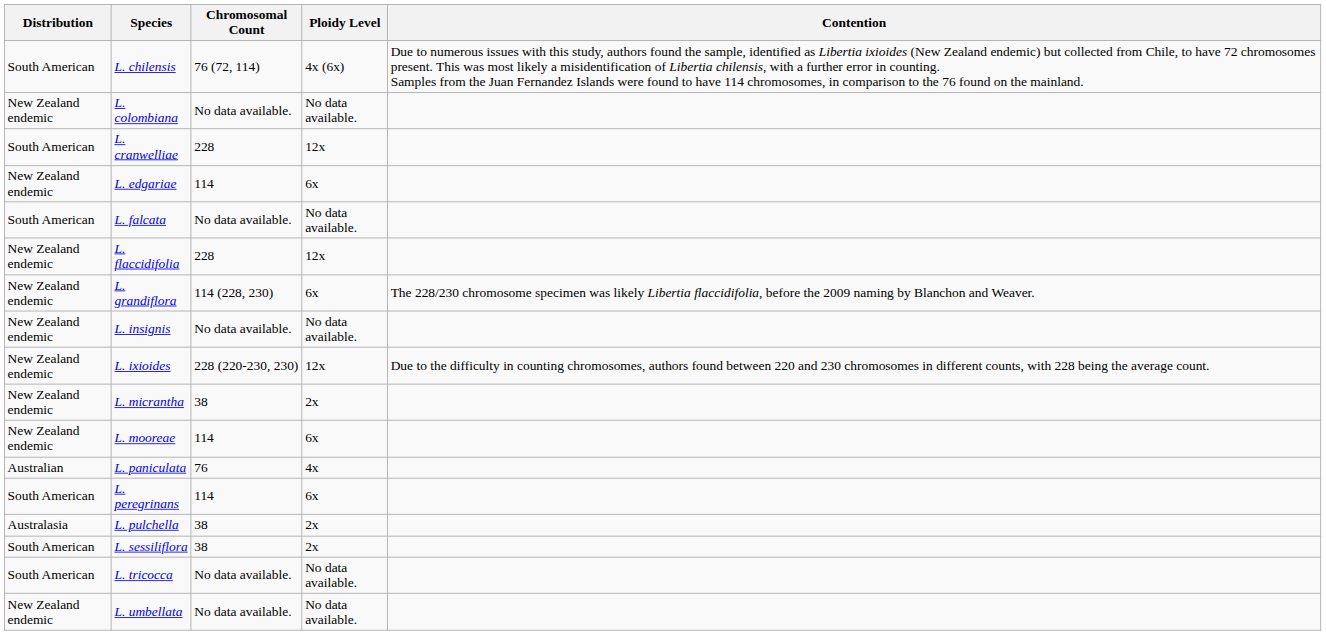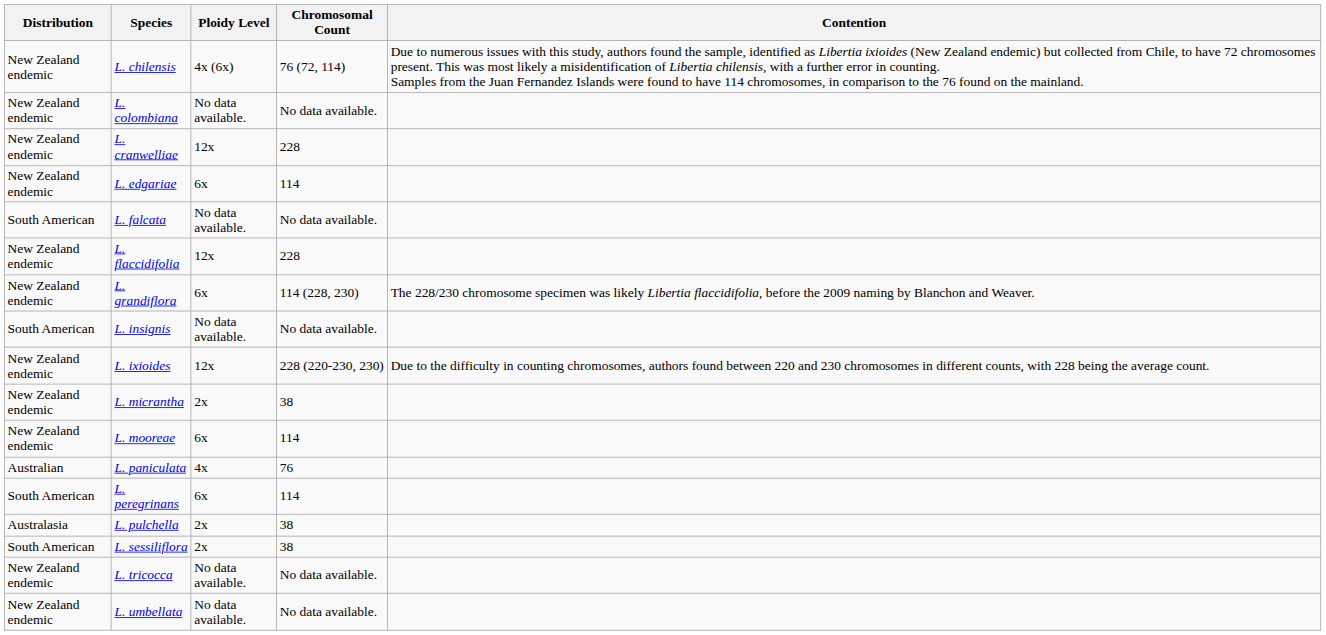columns swapped: (345, 22) <-> (247, 22)
(51, 66) South American -> (44, 66) New Zealand endemic
(51, 147) South American -> (44, 147) New Zealand endemic
(44, 329) New Zealand endemic -> (51, 329) South American
(51, 575) South American -> (44, 575) New Zealand endemic
